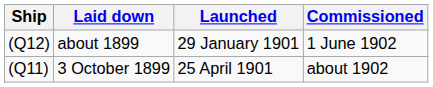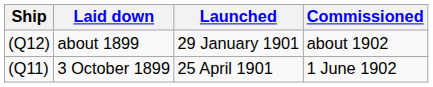(352, 43) 1 June 1902 -> (347, 43) about 1902
(347, 69) about 1902 -> (352, 69) 1 June 1902
